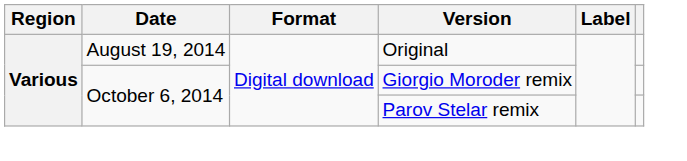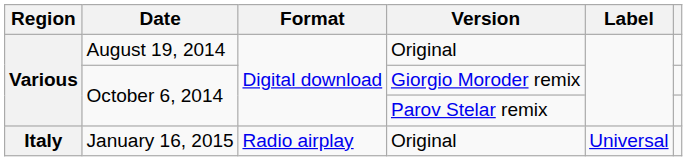+ row: (160, 140)
